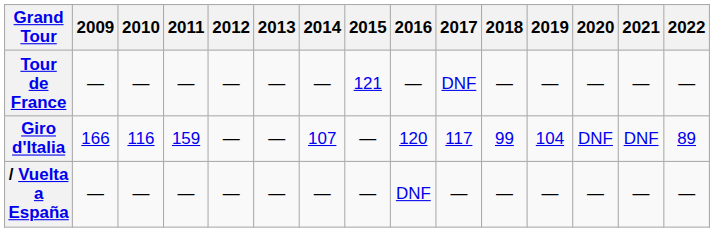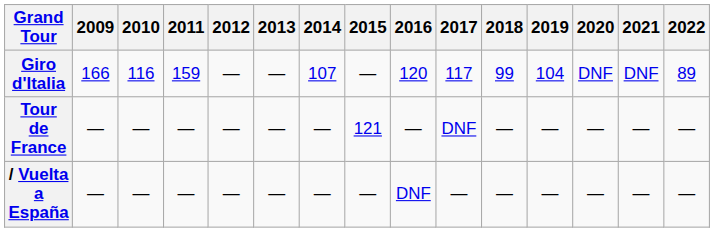rows swapped: (39, 138) <-> (39, 83)
